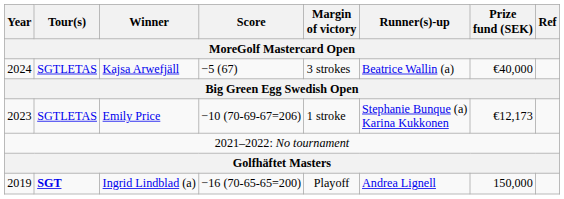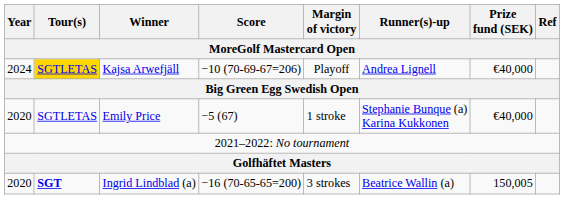(67, 69) no background -> (67, 69) gold background
(219, 69) −5 (67) -> (251, 69) −10 (70-69-67=206)
(329, 69) 3 strokes -> (332, 69) Playoff
(408, 69) Beatrice Wallin (a) -> (399, 69) Andrea Lignell
(19, 116) 2023 -> (19, 116) 2020
(251, 116) −10 (70-69-67=206) -> (219, 116) −5 (67)
(513, 116) €12,173 -> (513, 116) €40,000
(19, 183) 2019 -> (19, 183) 2020
(332, 183) Playoff -> (329, 183) 3 strokes
(399, 183) Andrea Lignell -> (408, 183) Beatrice Wallin (a)
(513, 183) 150,000 -> (513, 183) 150,005
